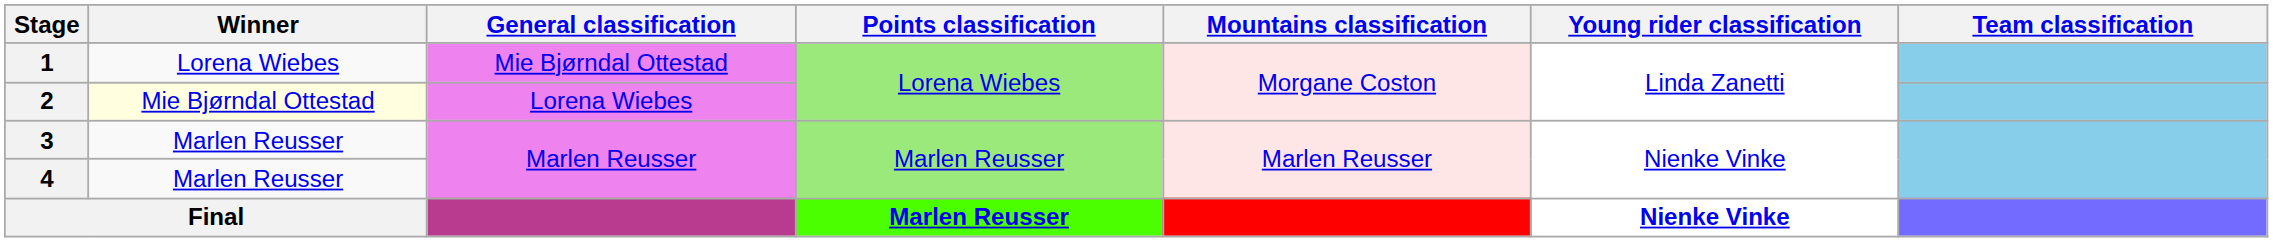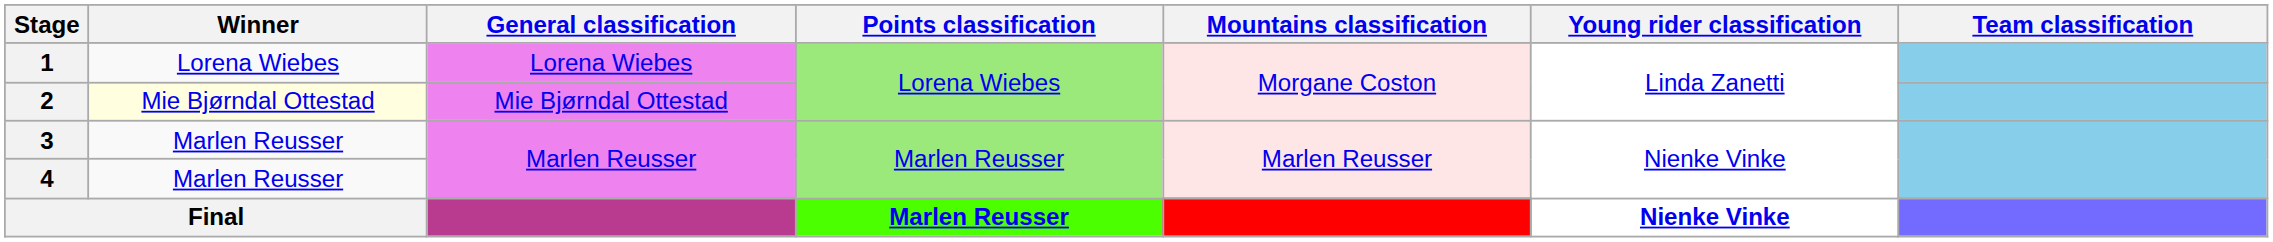(611, 63) Mie Bjørndal Ottestad -> (611, 63) Lorena Wiebes
(611, 102) Lorena Wiebes -> (611, 102) Mie Bjørndal Ottestad
